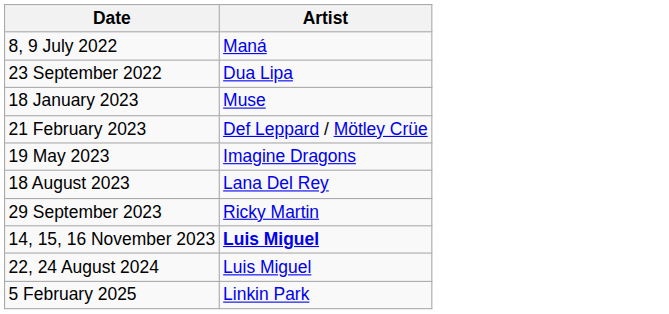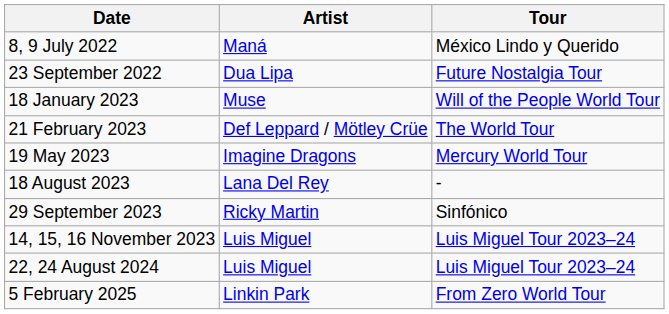+ column: (548, 18)
(271, 239) bold -> (267, 239) normal
